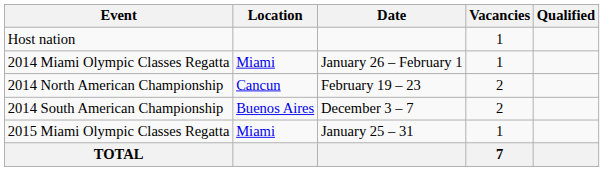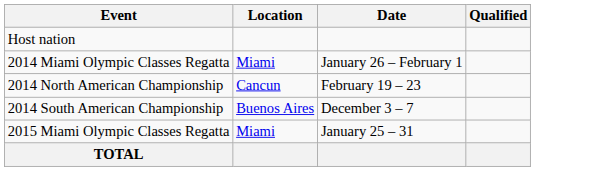- column: (500, 16)
